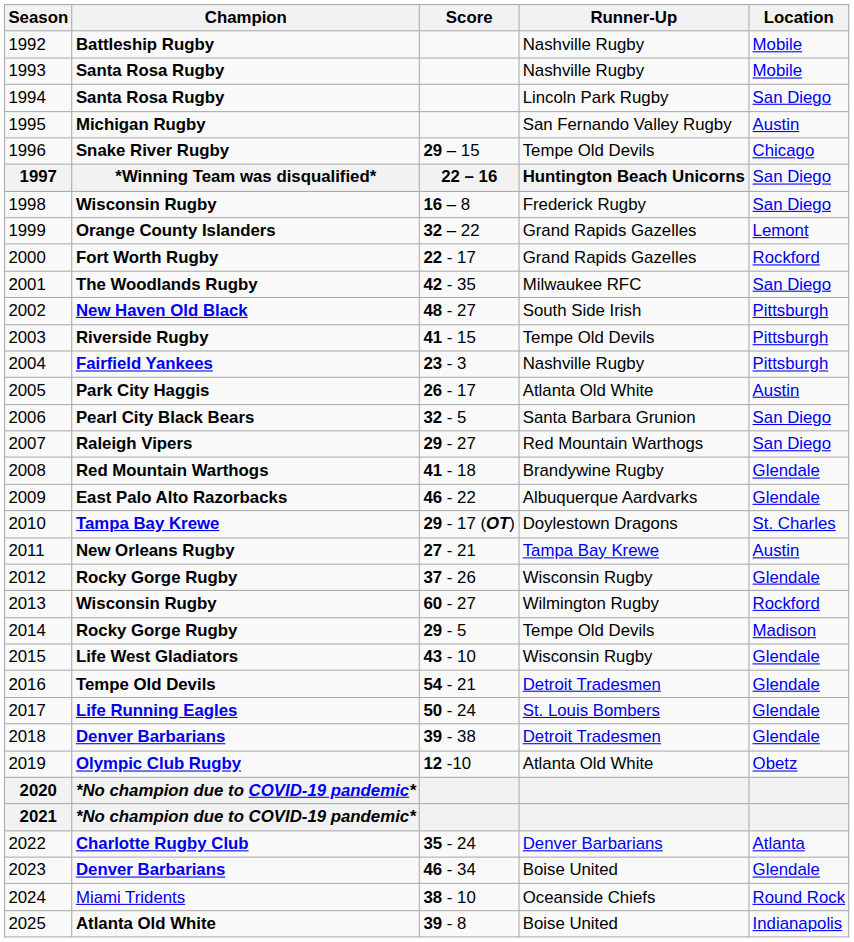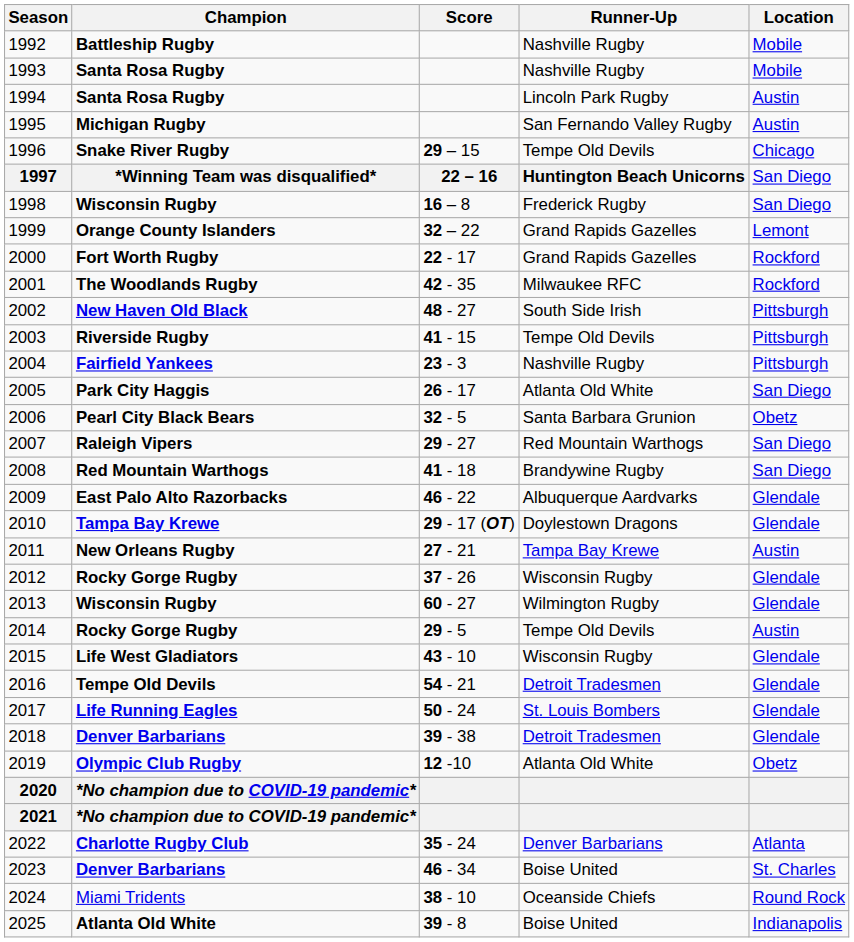(792, 97) San Diego -> (776, 97) Austin
(792, 284) San Diego -> (786, 284) Rockford
(776, 390) Austin -> (792, 390) San Diego
(792, 417) San Diego -> (775, 417) Obetz
(786, 470) Glendale -> (792, 470) San Diego
(794, 524) St. Charles -> (786, 524) Glendale
(786, 603) Rockford -> (786, 603) Glendale
(784, 630) Madison -> (776, 630) Austin
(786, 870) Glendale -> (794, 870) St. Charles
